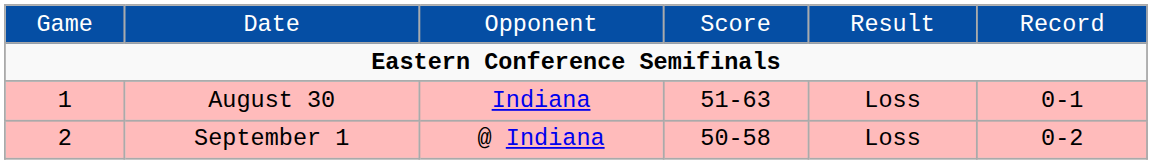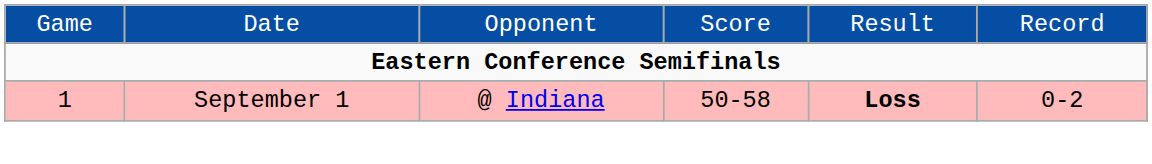- row: (272, 101)
(65, 139) 2 -> (65, 101) 1
(893, 139) normal -> (893, 101) bold
